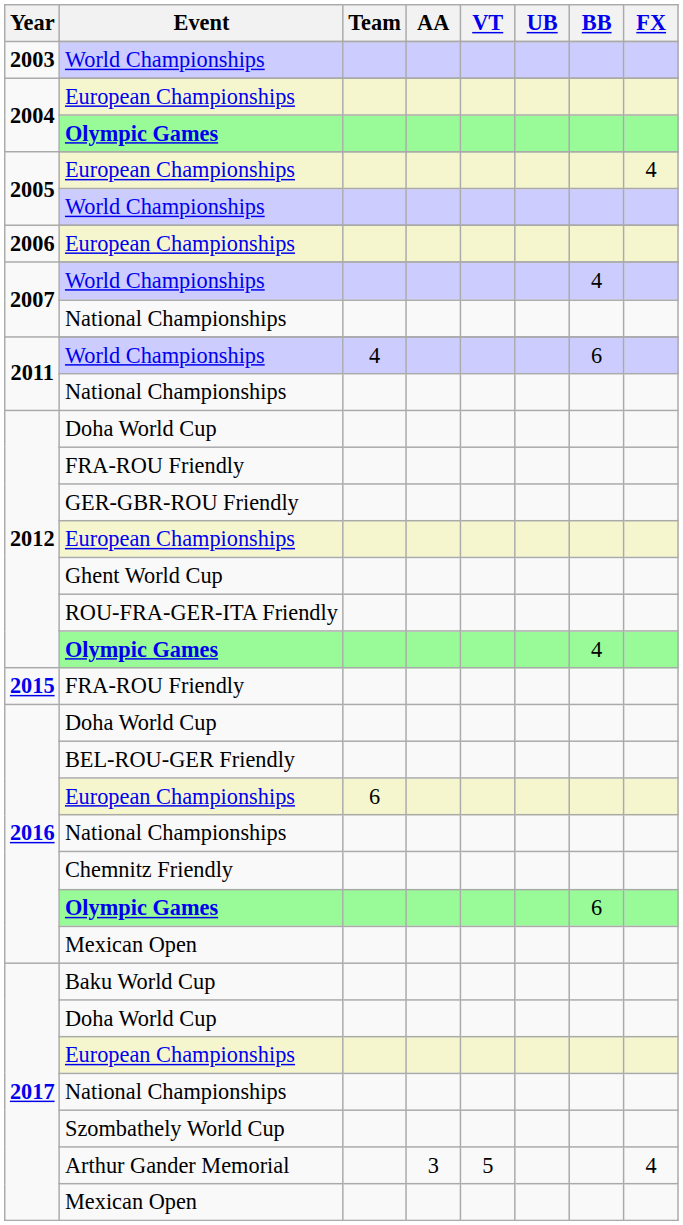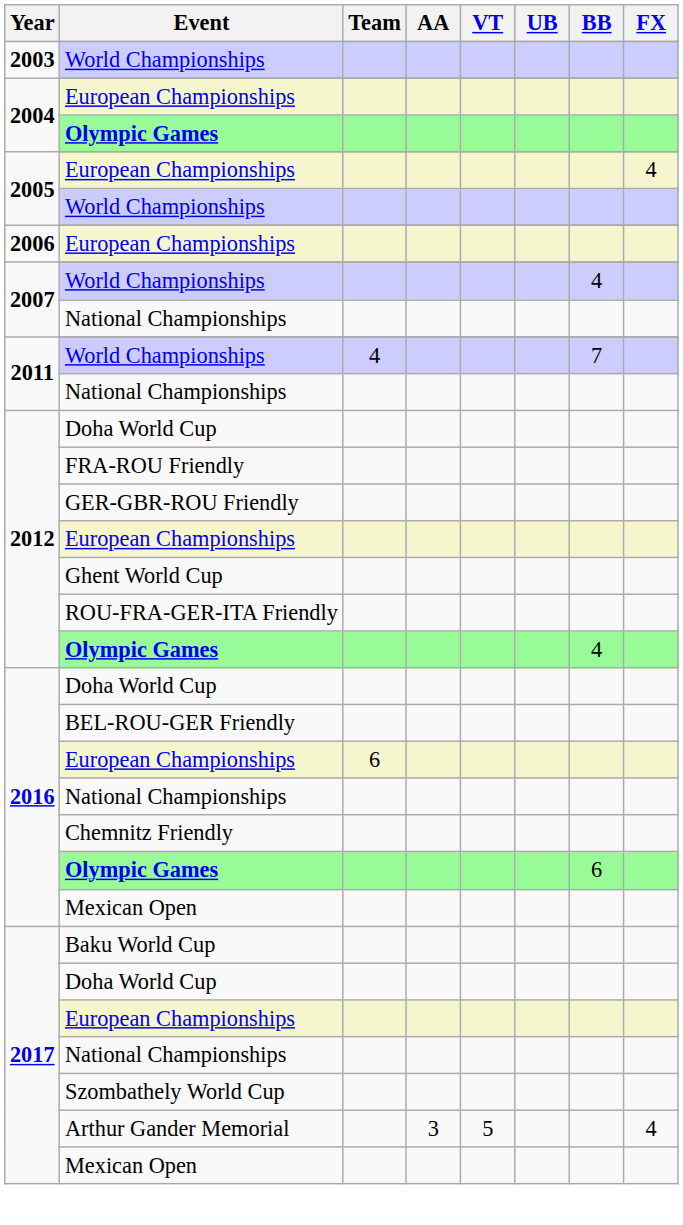(597, 354) 6 -> (597, 354) 7
- row: (32, 686)
